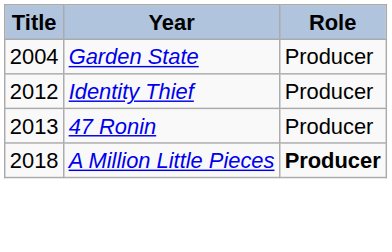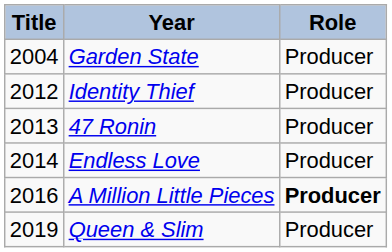+ row: (134, 161)
(34, 161) 2018 -> (34, 195) 2016
+ row: (136, 230)
